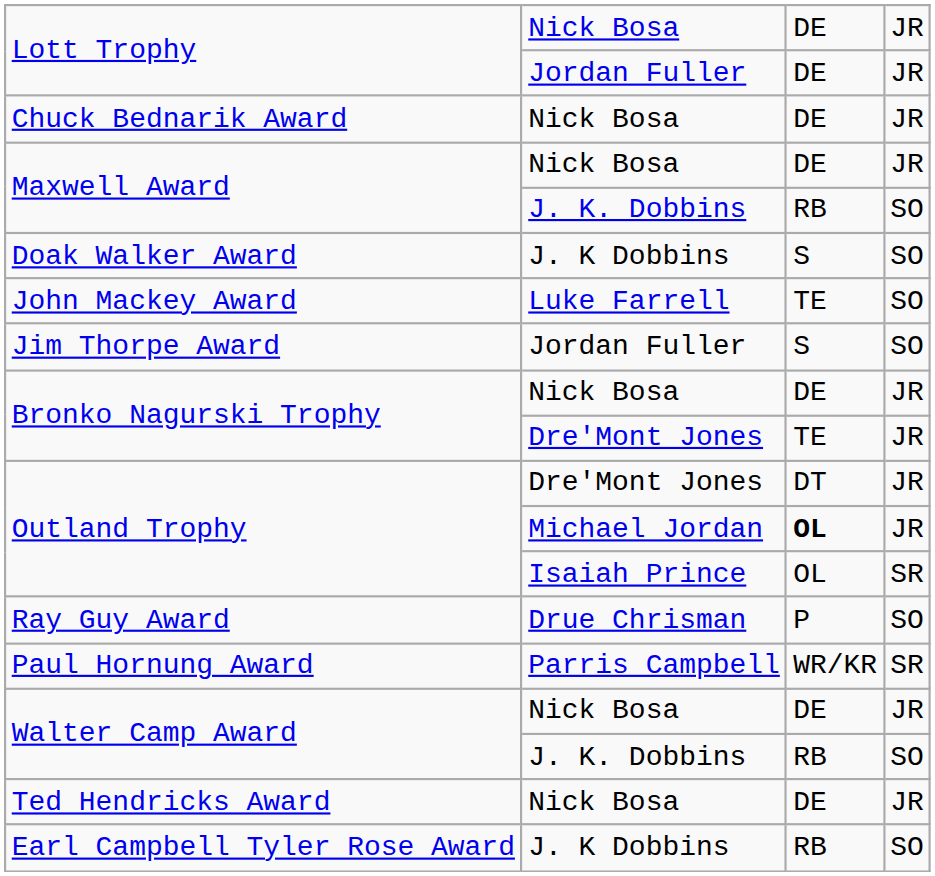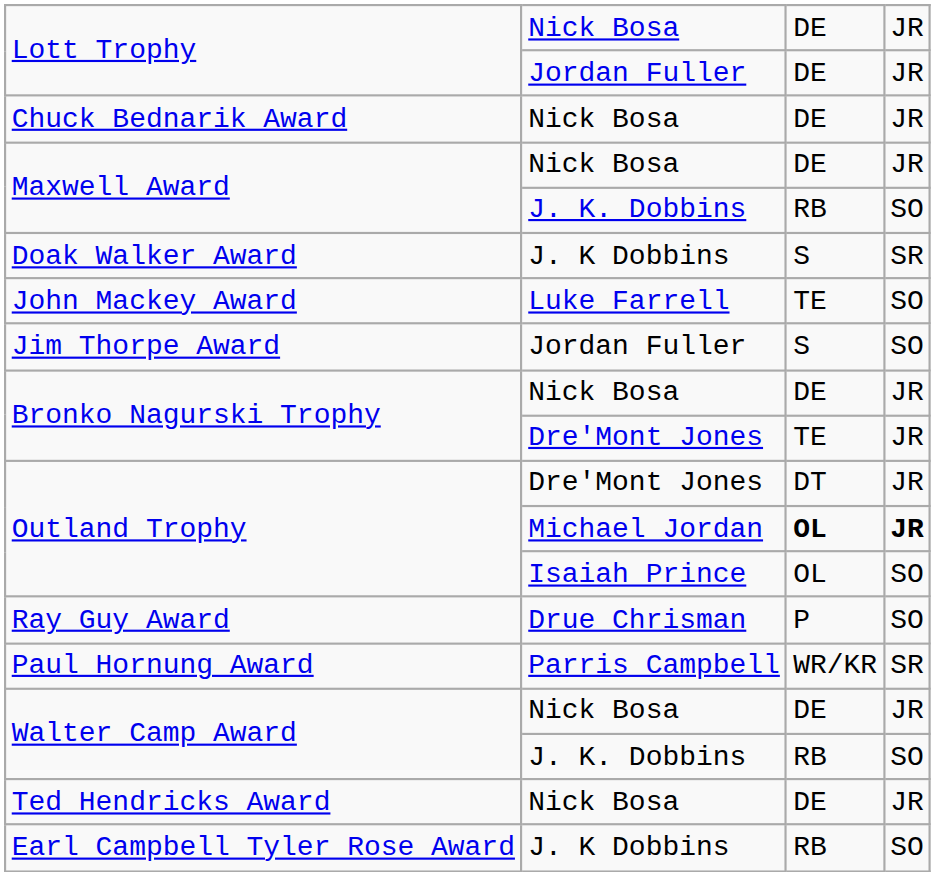(907, 256) SO -> (907, 256) SR
(907, 529) normal -> (907, 529) bold
(907, 574) SR -> (907, 574) SO
